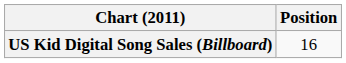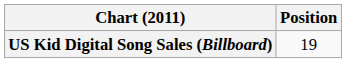(309, 44) 16 -> (309, 44) 19
